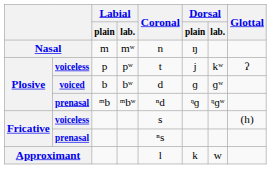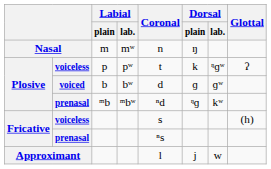(195, 66) j -> (195, 66) k
(218, 66) kʷ -> (218, 66) ᵑɡʷ
(218, 102) ᵑɡʷ -> (218, 102) kʷ
(195, 155) k -> (195, 155) j
